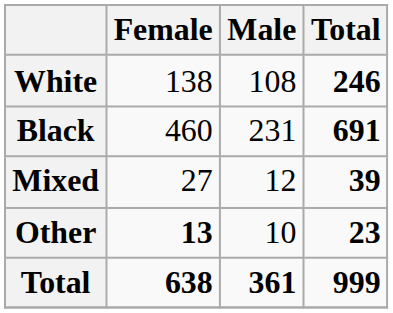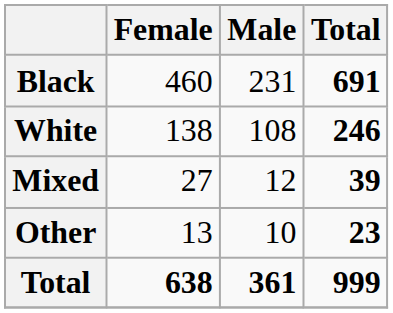rows swapped: (56, 130) <-> (56, 80)
(197, 231) bold -> (197, 231) normal
